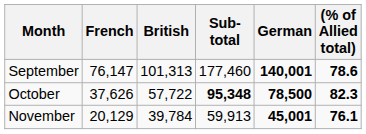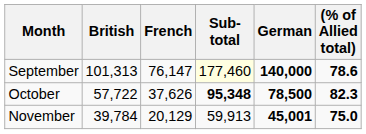columns swapped: (166, 32) <-> (110, 32)
(225, 71) no background -> (225, 71) lightyellow background
(286, 71) 140,001 -> (286, 71) 140,000
(344, 116) 76.1 -> (344, 116) 75.0
